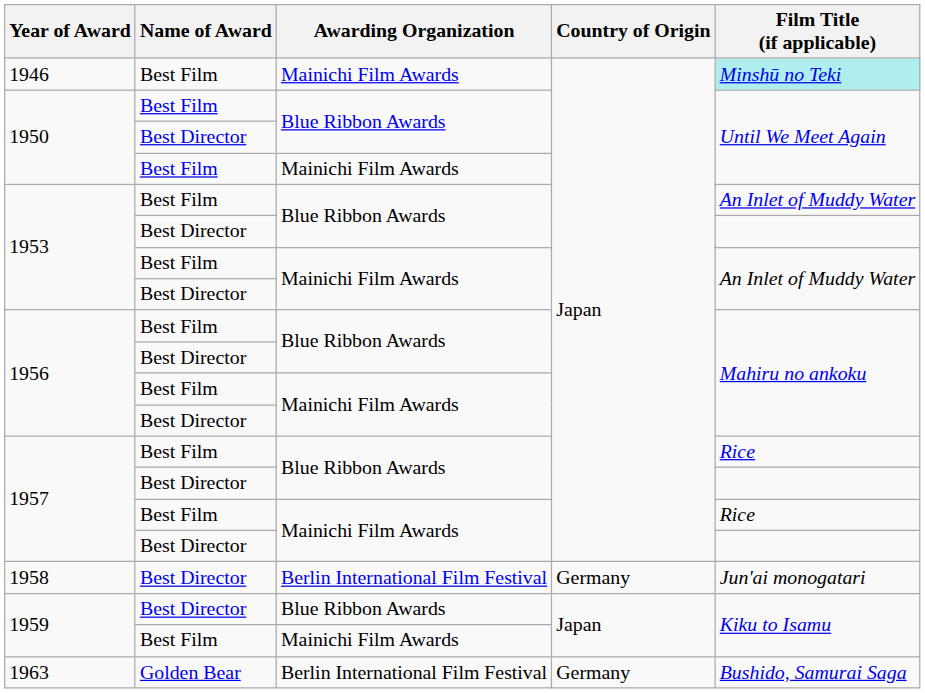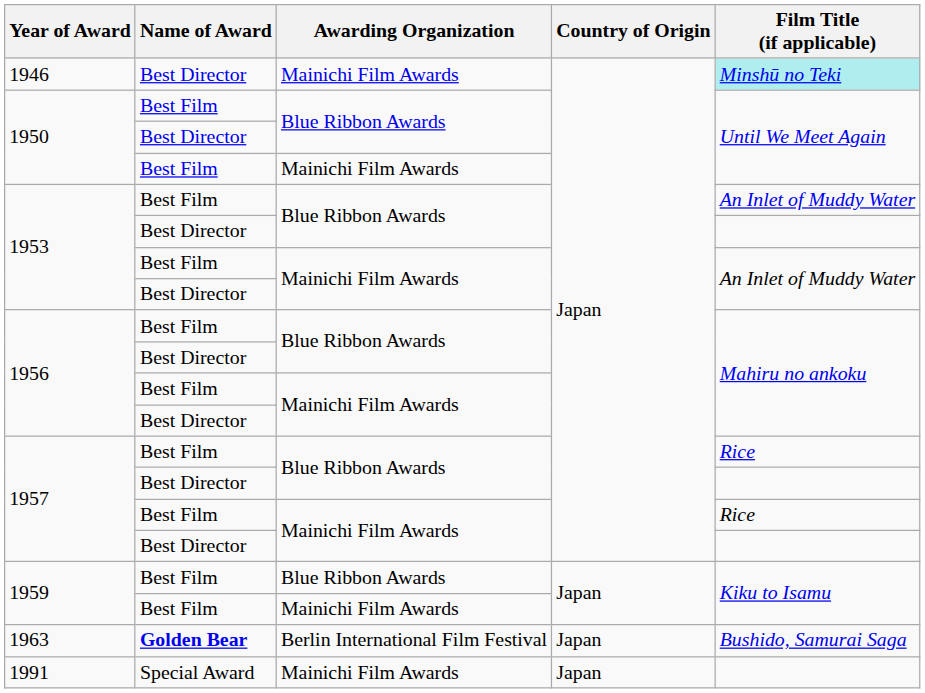(179, 74) Best Film -> (193, 74) Best Director
- row: (29, 577)
(193, 608) Best Director -> (179, 577) Best Film
(190, 671) normal -> (194, 640) bold
(593, 671) Germany -> (579, 640) Japan
+ row: (29, 671)
